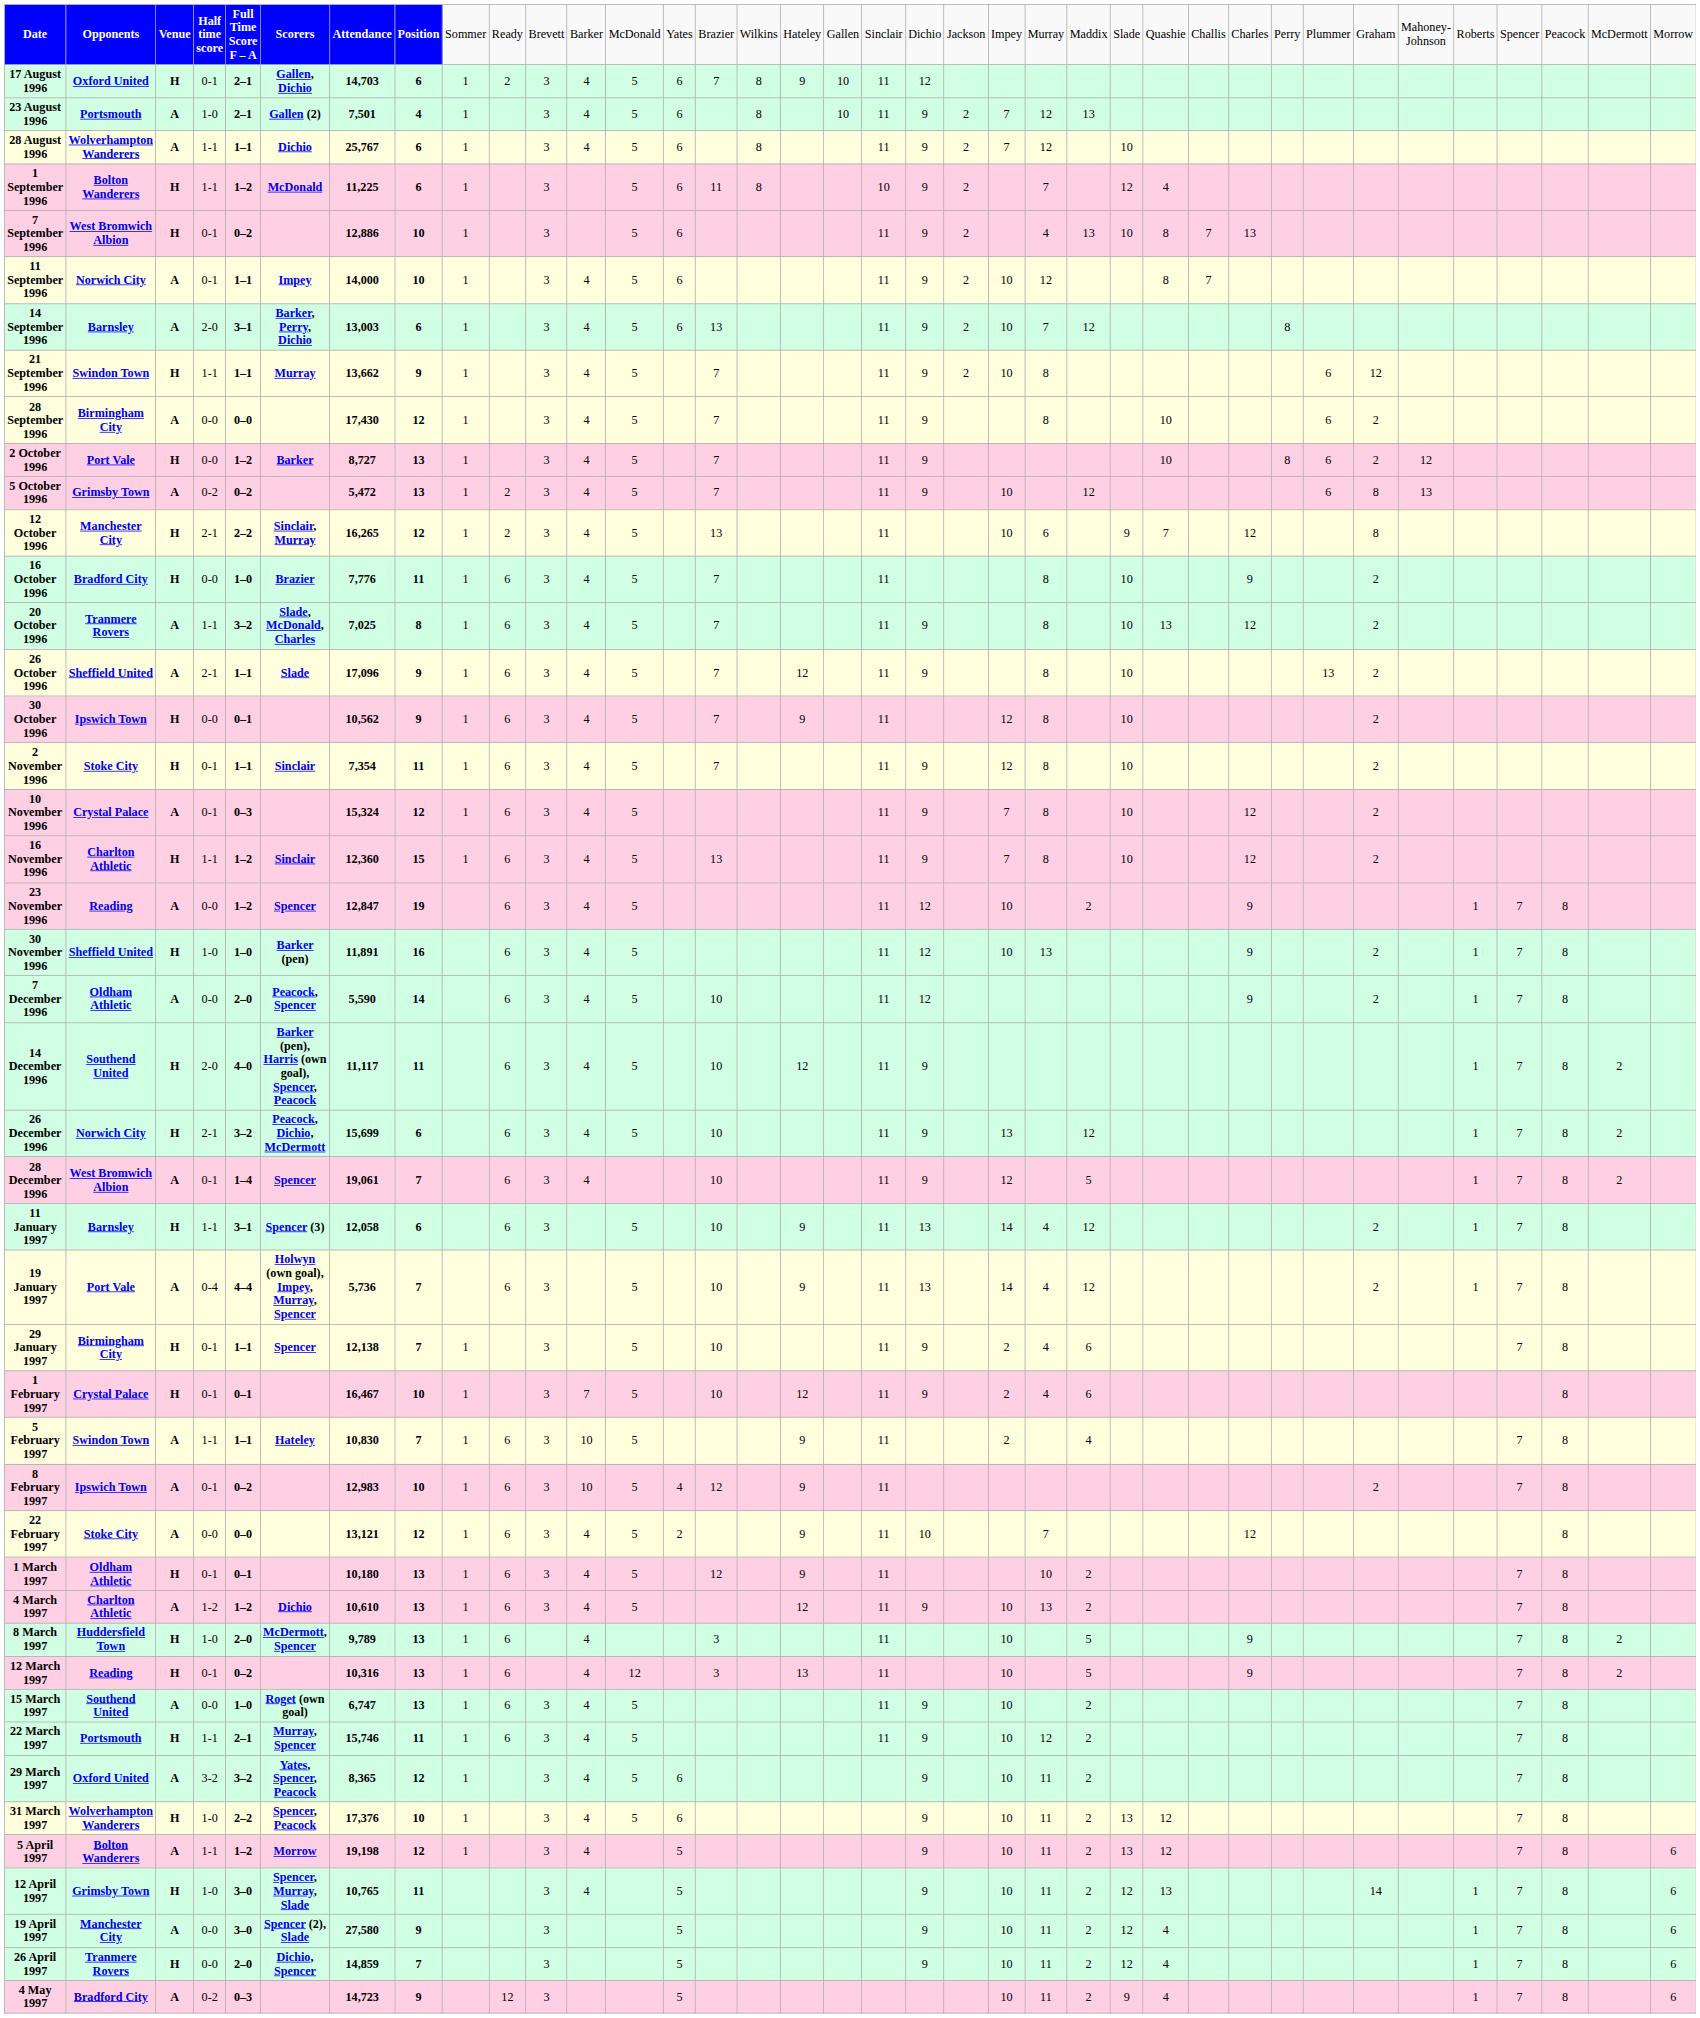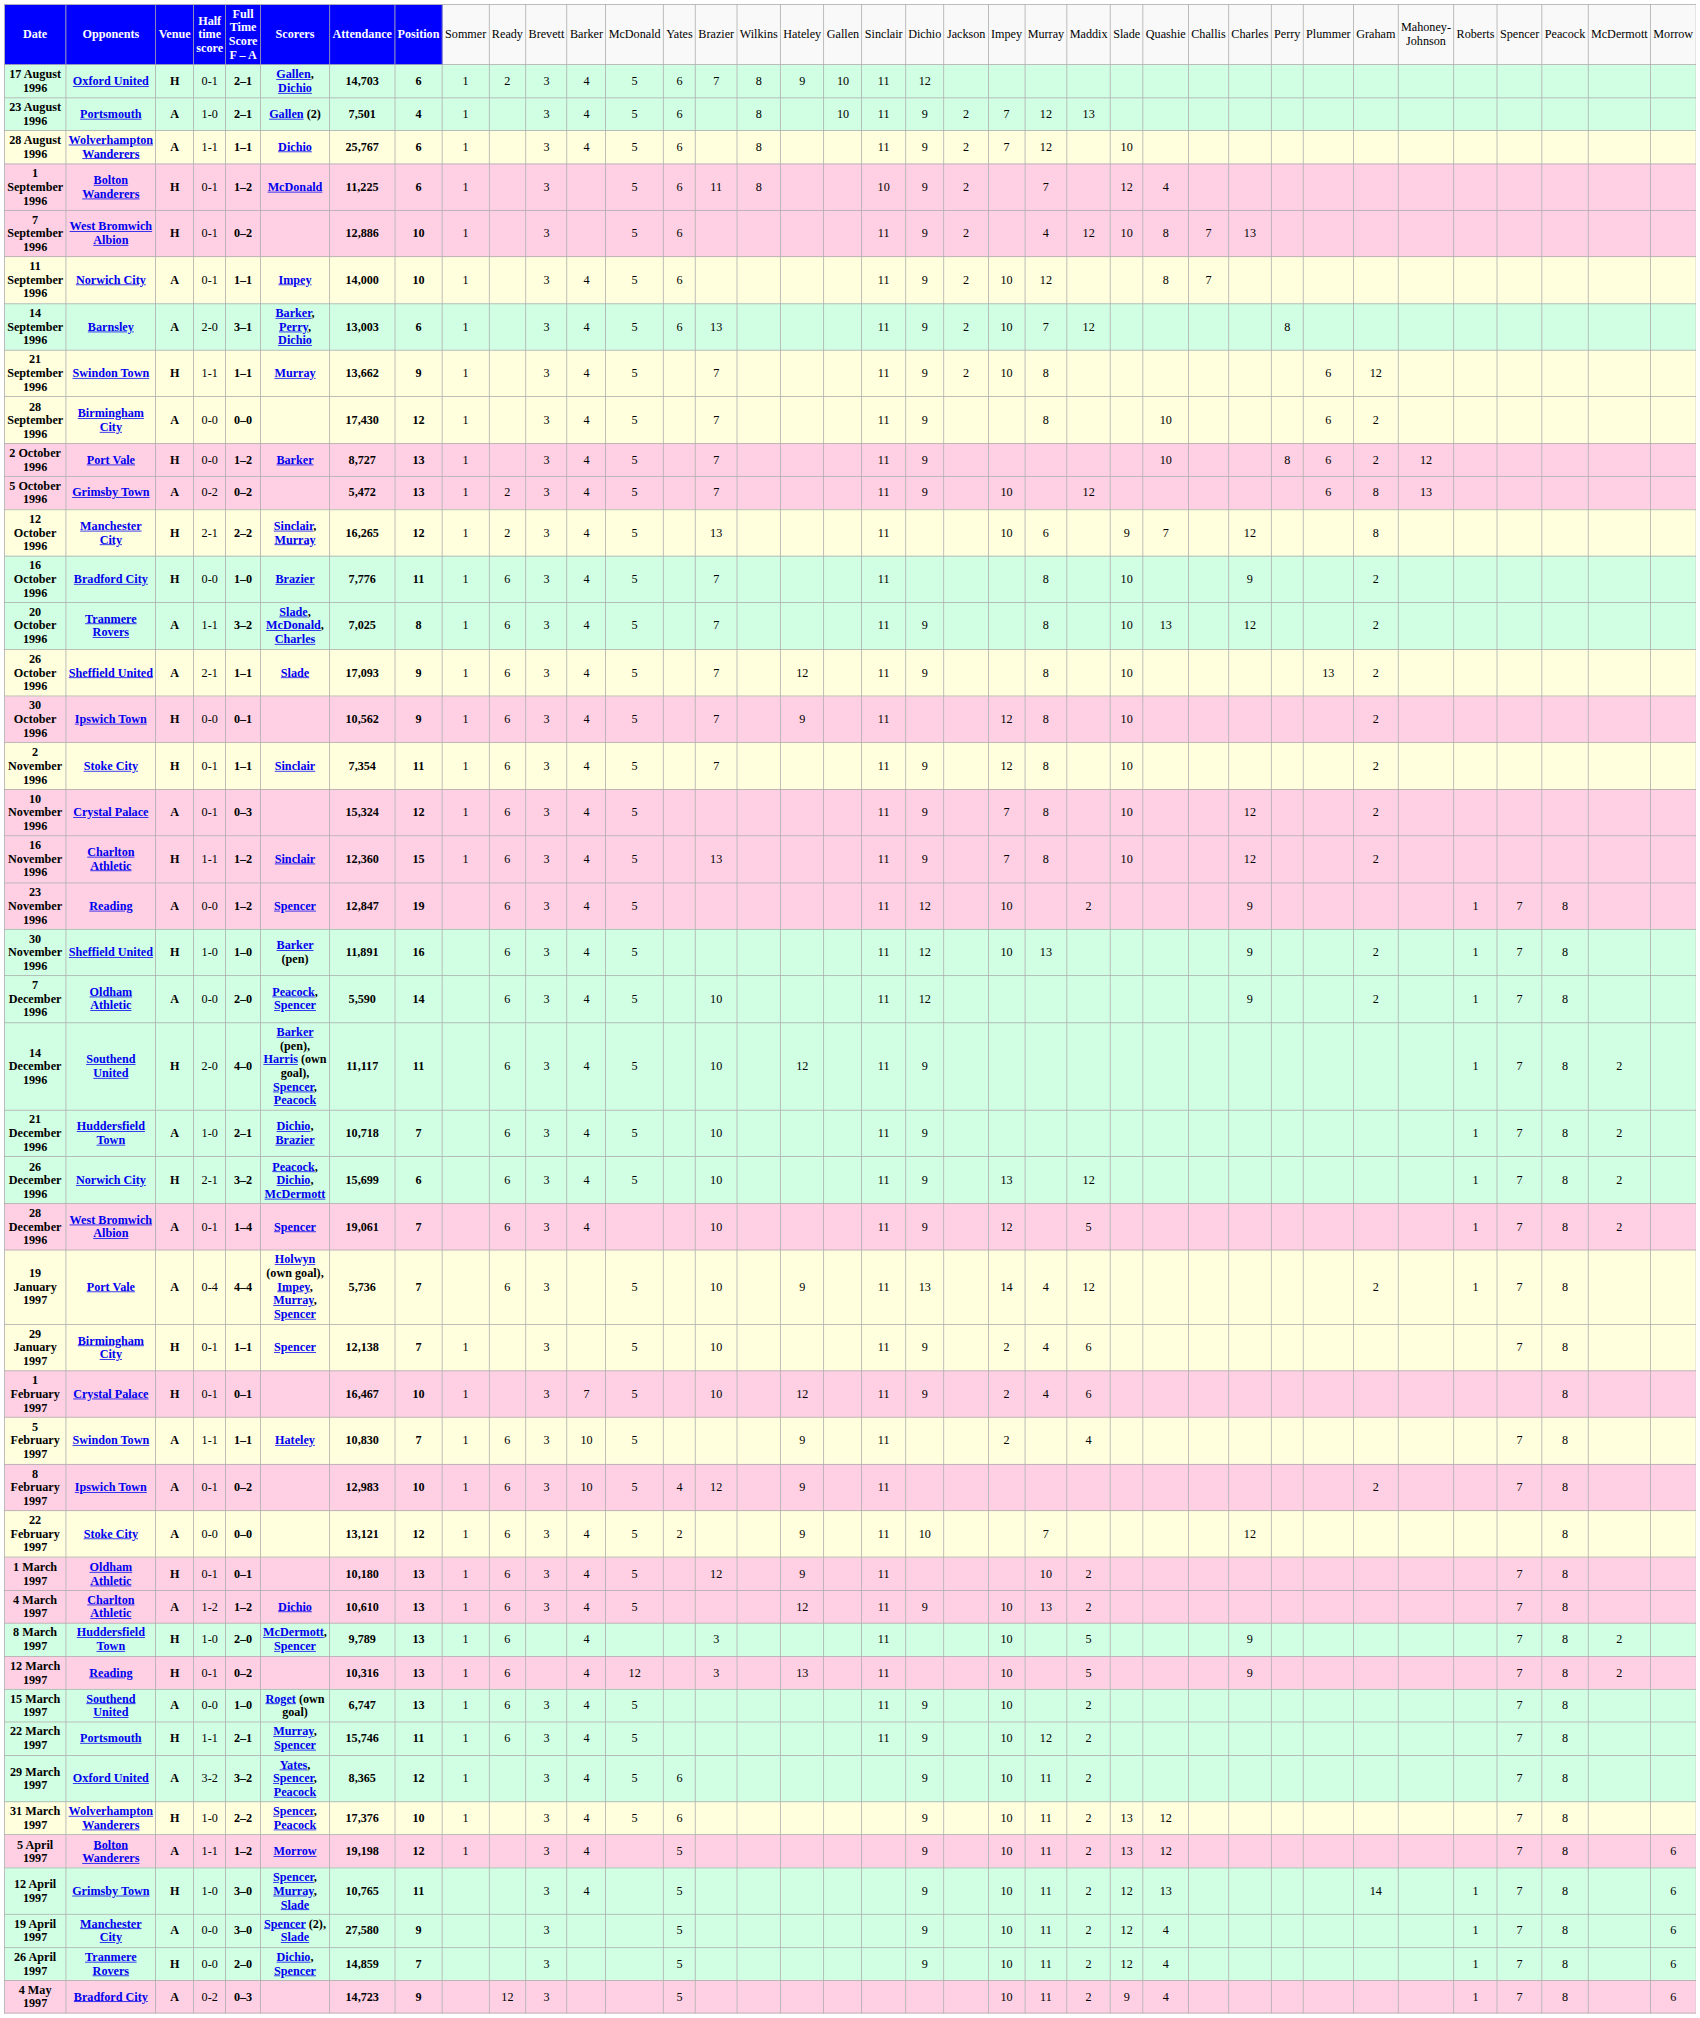(210, 187) 1-1 -> (210, 187) 0-1
(1089, 233) 13 -> (1089, 233) 12
(362, 672) 17,096 -> (362, 672) 17,093
+ row: (35, 1133)
- row: (35, 1226)
